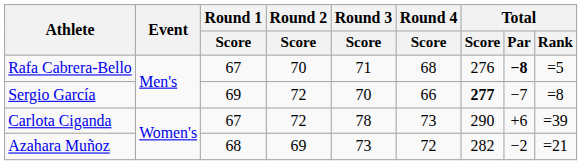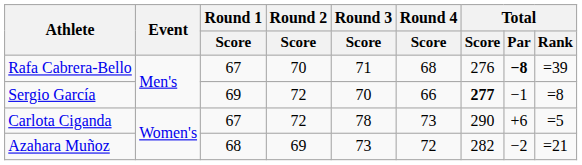(555, 68) =5 -> (555, 68) =39
(519, 94) −7 -> (519, 94) −1
(555, 121) =39 -> (555, 121) =5
